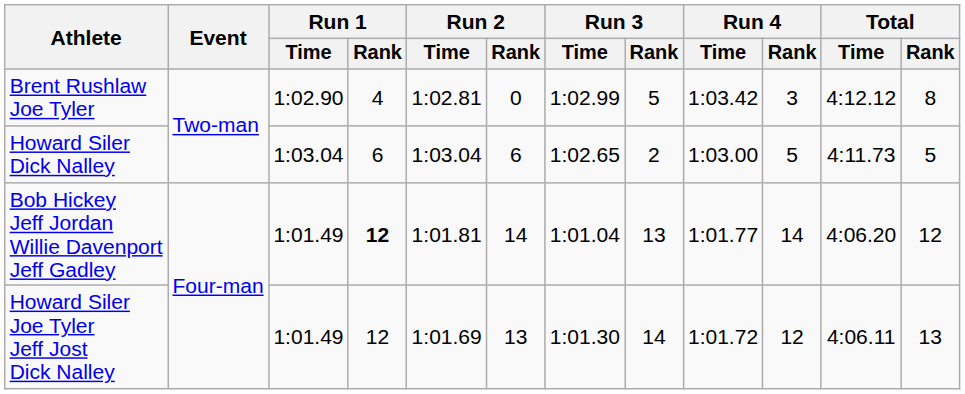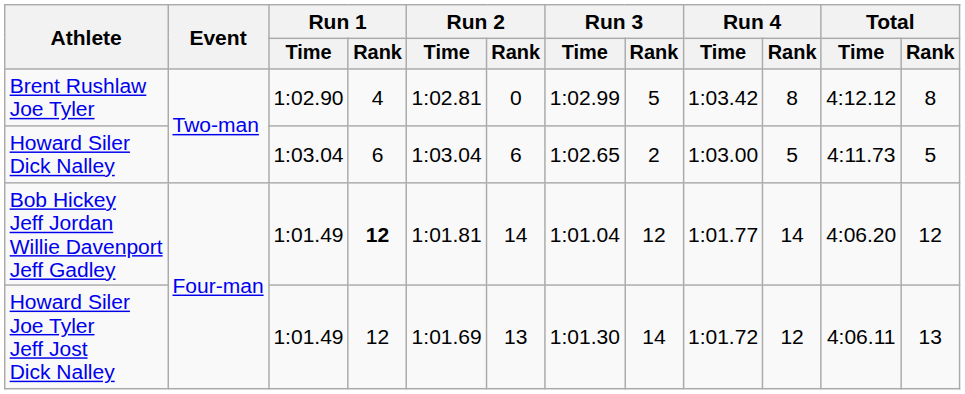(792, 98) 3 -> (792, 98) 8
(654, 234) 13 -> (654, 234) 12
